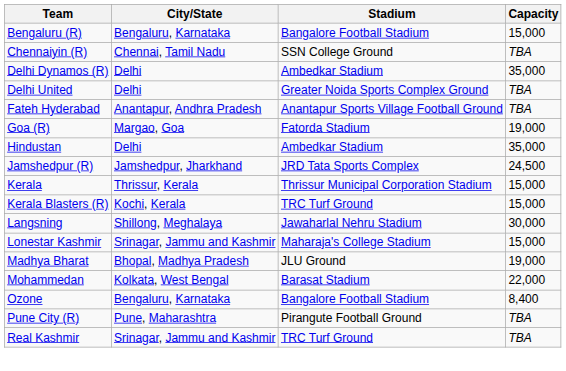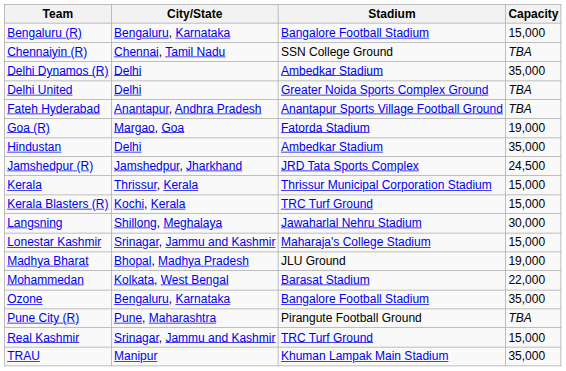(523, 299) 8,400 -> (527, 299) 35,000
(520, 337) TBA -> (527, 337) 15,000
+ row: (23, 356)
